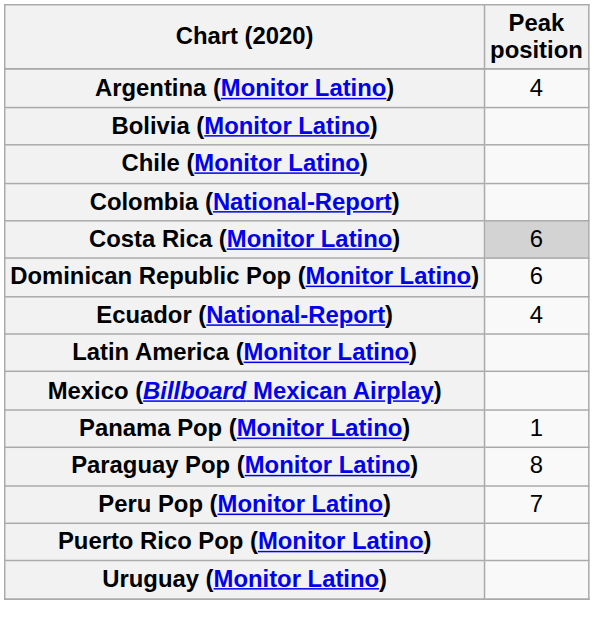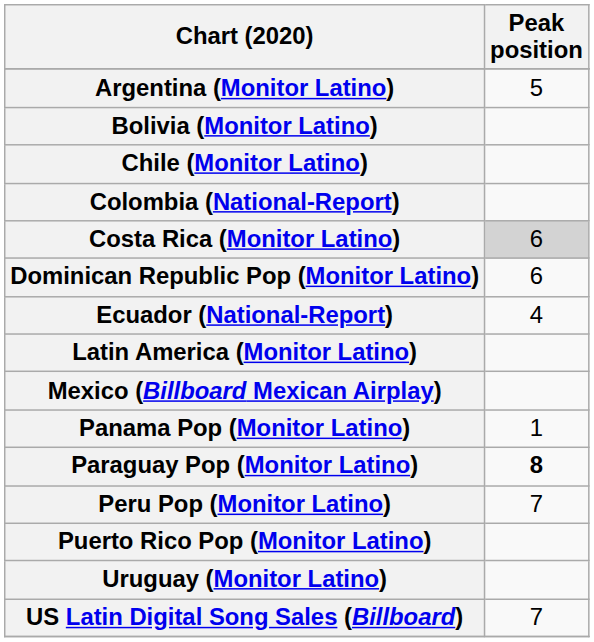(536, 88) 4 -> (536, 88) 5
(536, 466) normal -> (536, 466) bold
+ row: (245, 617)
